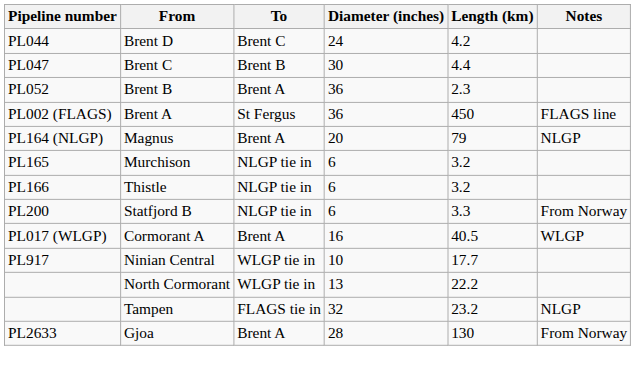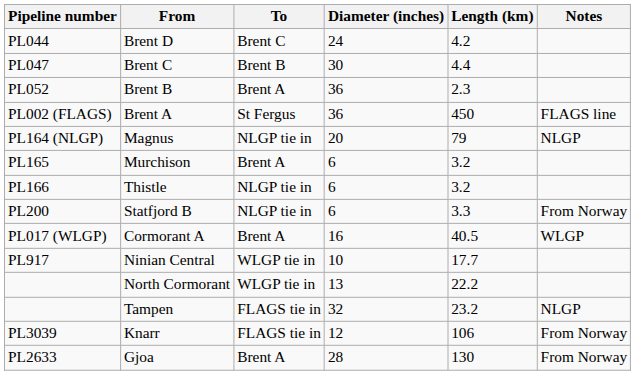(261, 138) Brent A -> (274, 138) NLGP tie in
(274, 162) NLGP tie in -> (261, 162) Brent A
+ row: (142, 333)
